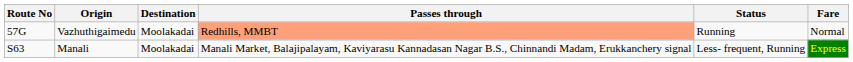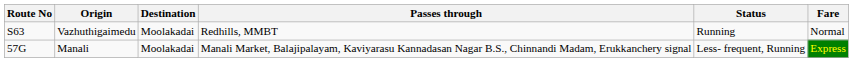(17, 31) 57G -> (16, 31) S63
(239, 31) lightsalmon background -> (239, 31) no background
(16, 48) S63 -> (17, 48) 57G
